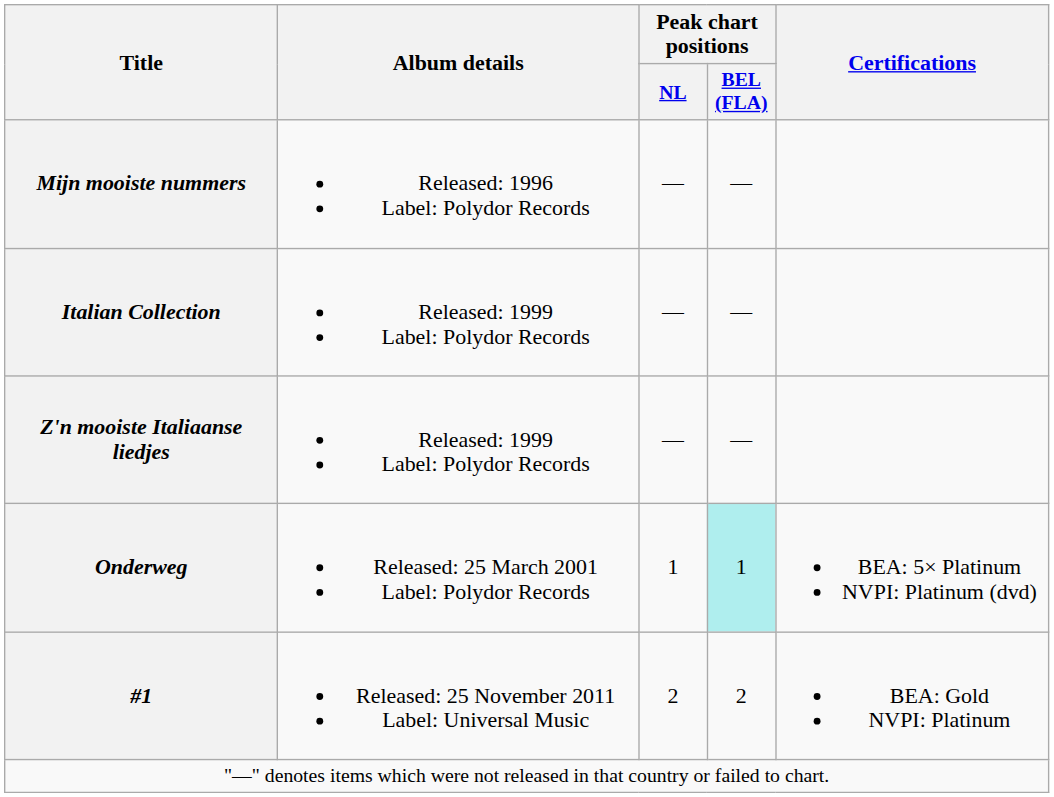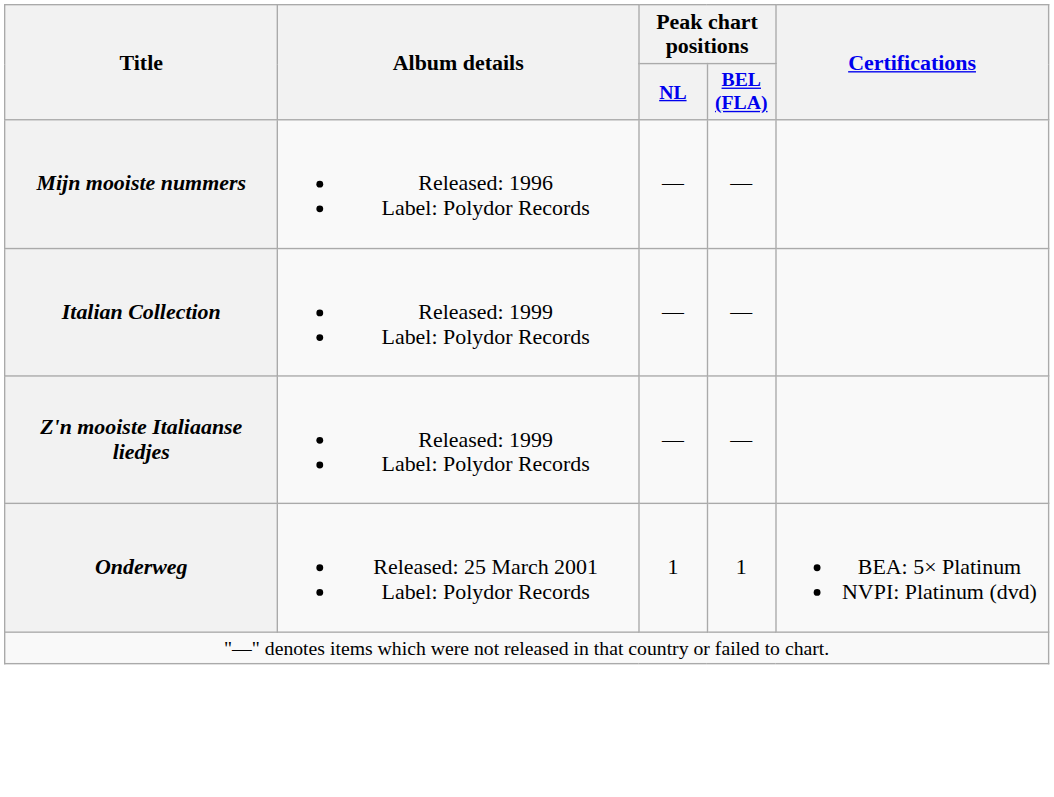(741, 567) paleturquoise background -> (741, 567) no background
- row: (141, 695)
